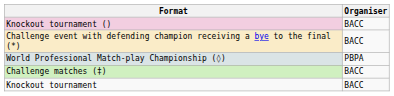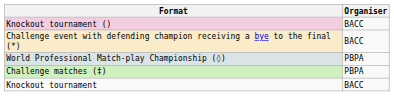(354, 72) BACC -> (354, 72) PBPA
